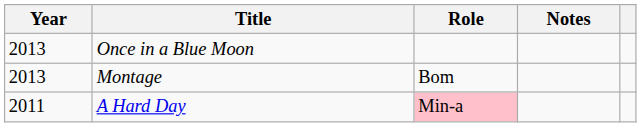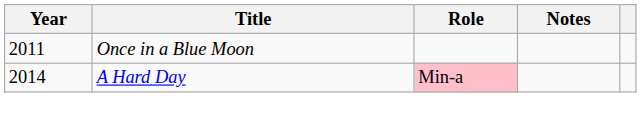(27, 48) 2013 -> (27, 48) 2011
- row: (129, 77)
(27, 106) 2011 -> (27, 77) 2014
